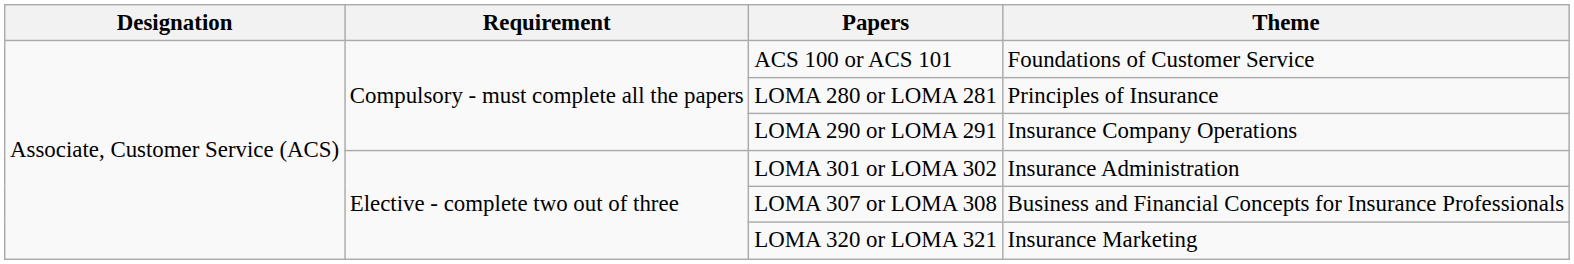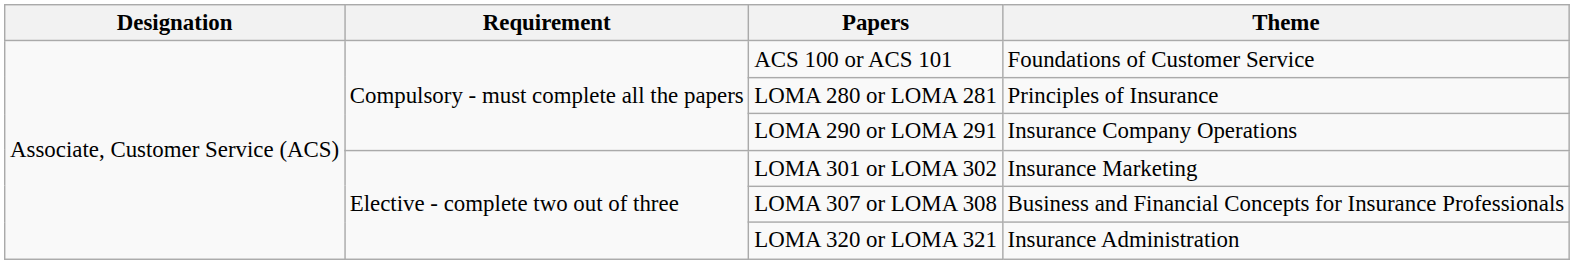(1124, 167) Insurance Administration -> (1103, 167) Insurance Marketing
(1103, 240) Insurance Marketing -> (1124, 240) Insurance Administration
